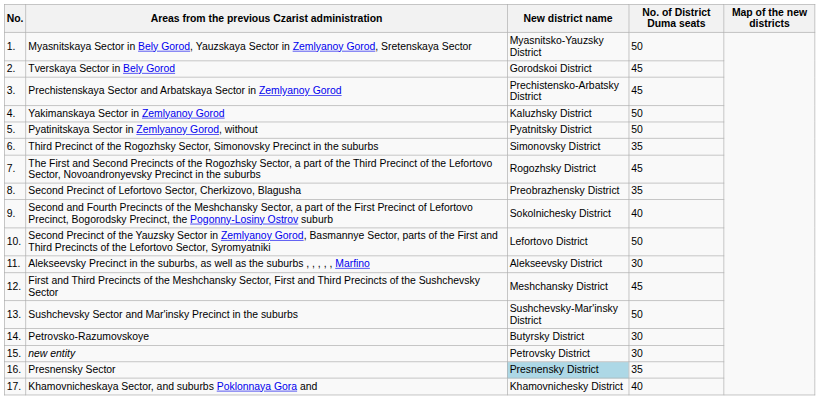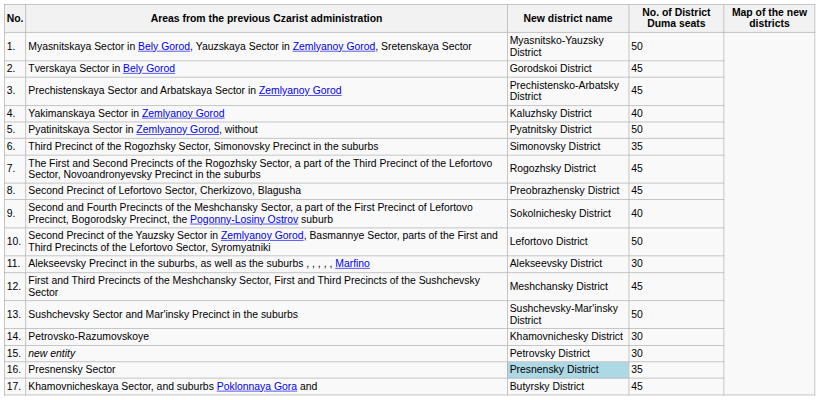(637, 113) 50 -> (637, 113) 40
(637, 191) 35 -> (637, 191) 45
(547, 337) Butyrsky District -> (566, 337) Khamovnichesky District
(566, 386) Khamovnichesky District -> (547, 386) Butyrsky District
(637, 386) 40 -> (637, 386) 45
